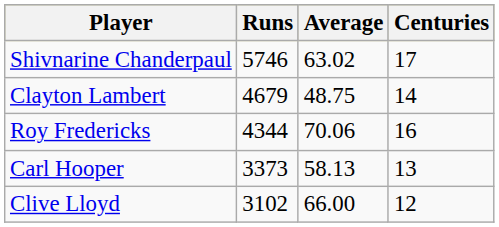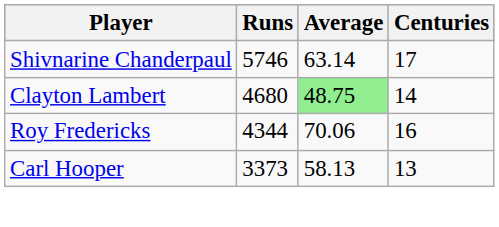(329, 58) 63.02 -> (329, 58) 63.14
(265, 95) 4679 -> (265, 95) 4680
(329, 95) no background -> (329, 95) lightgreen background
- row: (65, 204)
